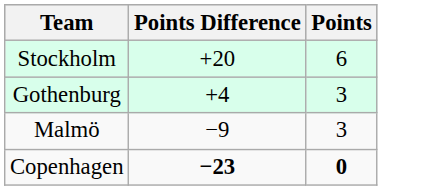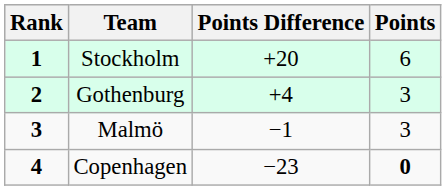+ column: (36, 22)
(217, 130) −9 -> (281, 130) −1
(217, 166) bold -> (281, 166) normal
